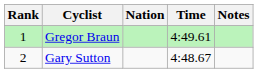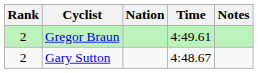(23, 36) 1 -> (23, 36) 2
